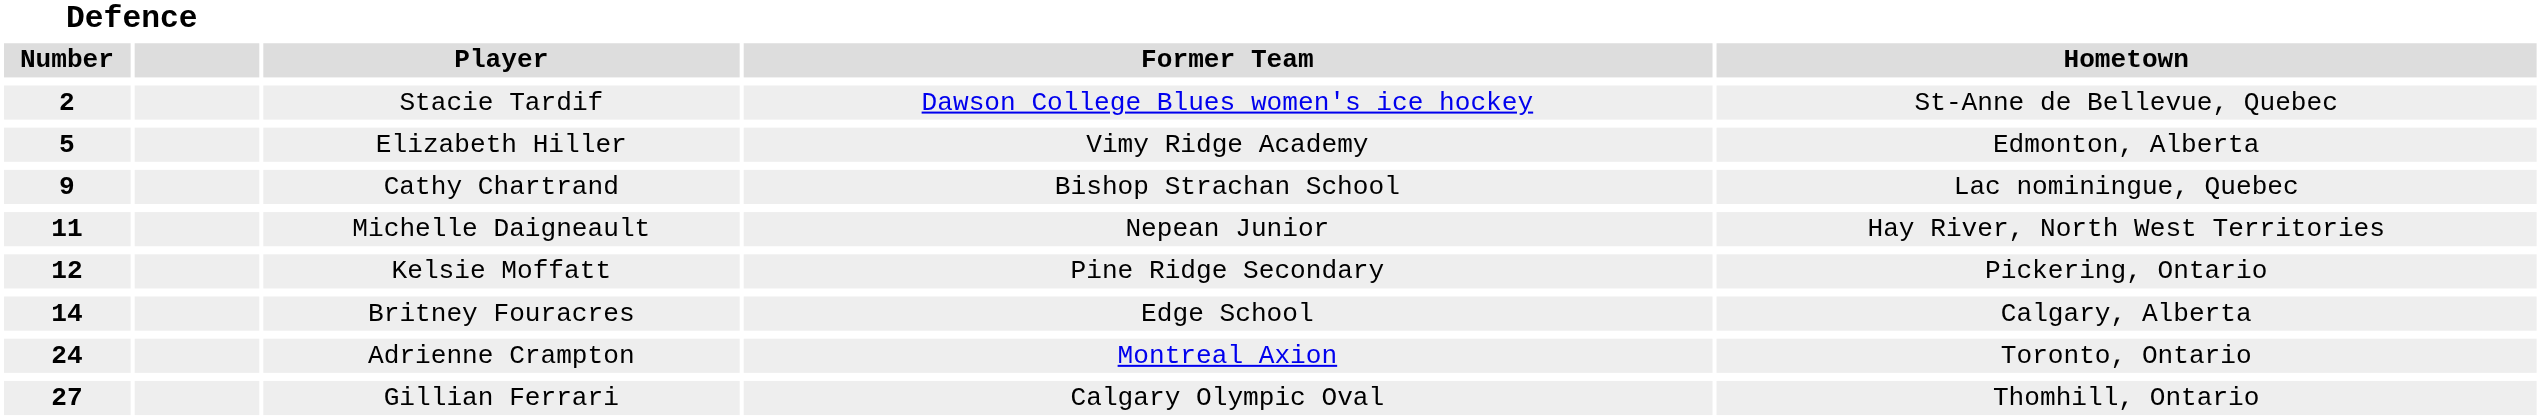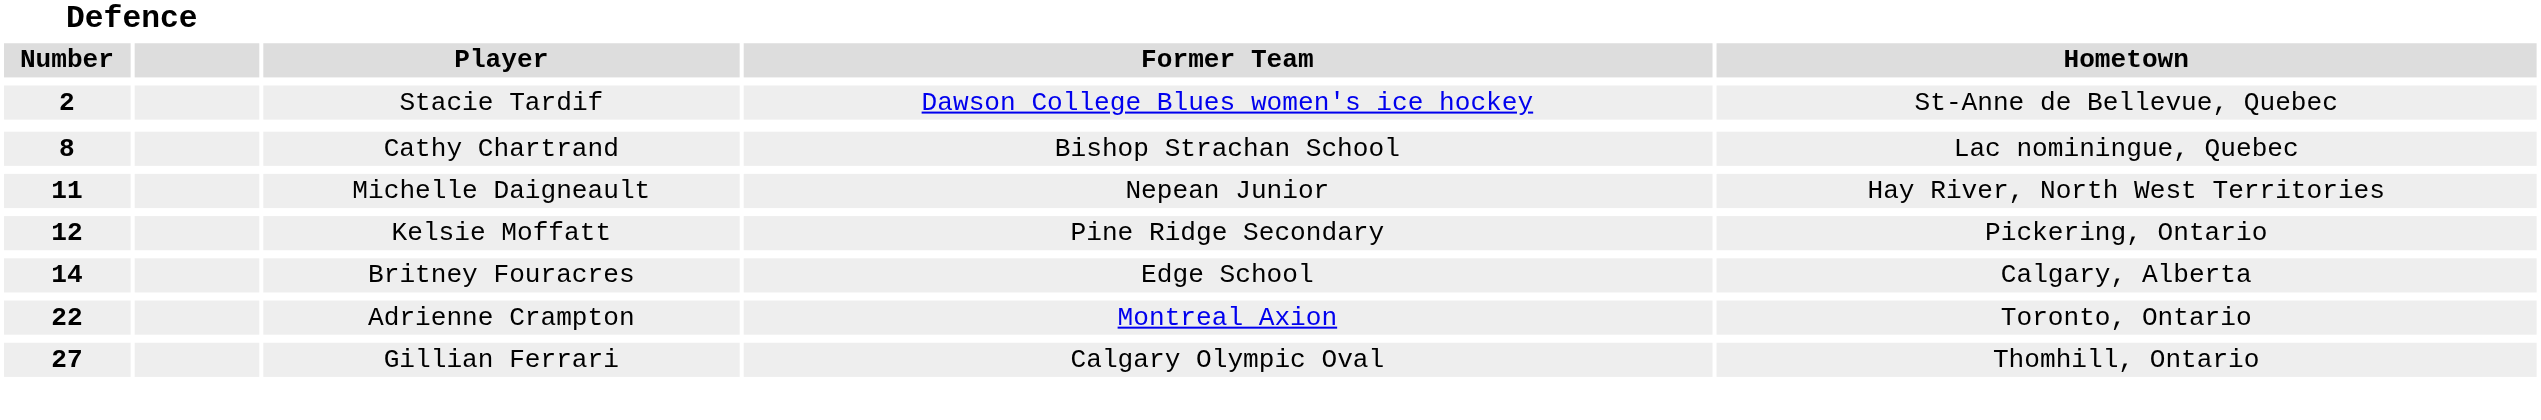- row: (501, 145)
(67, 187) 9 -> (67, 149) 8
(67, 356) 24 -> (67, 318) 22
